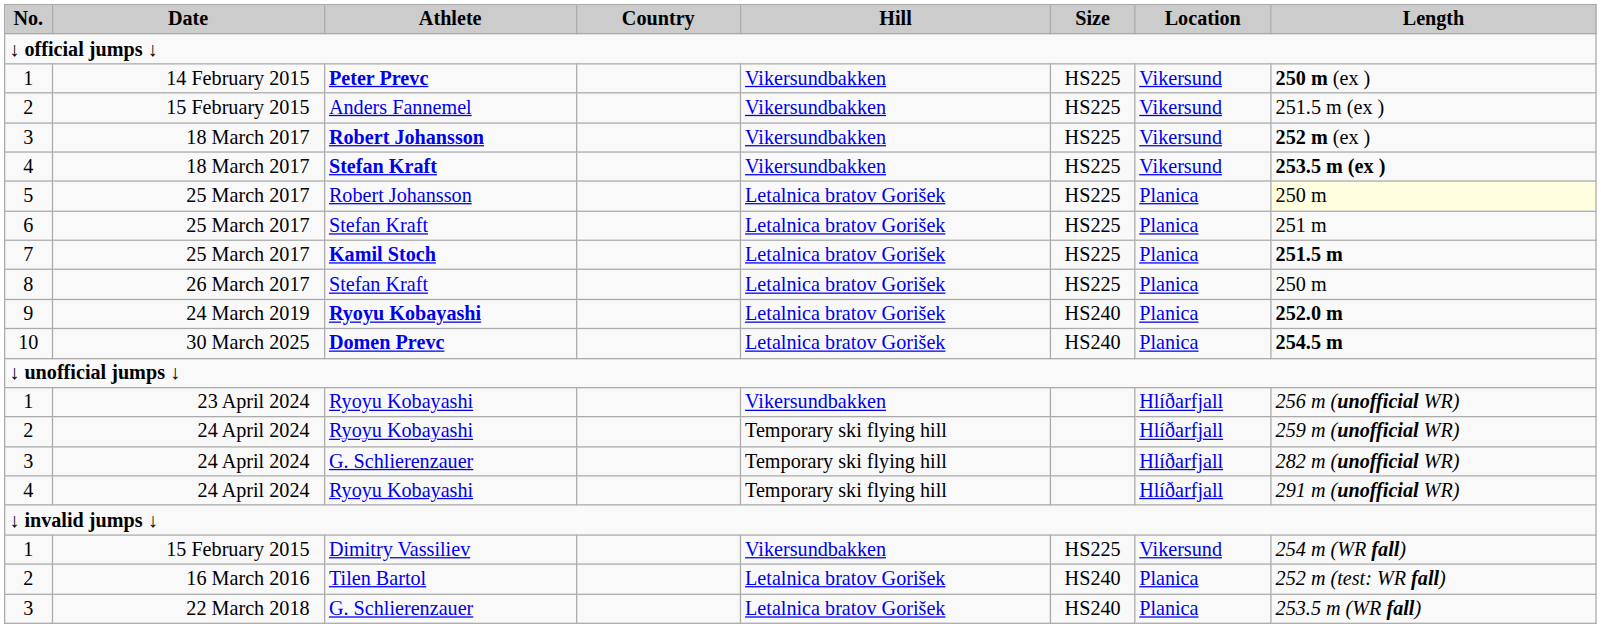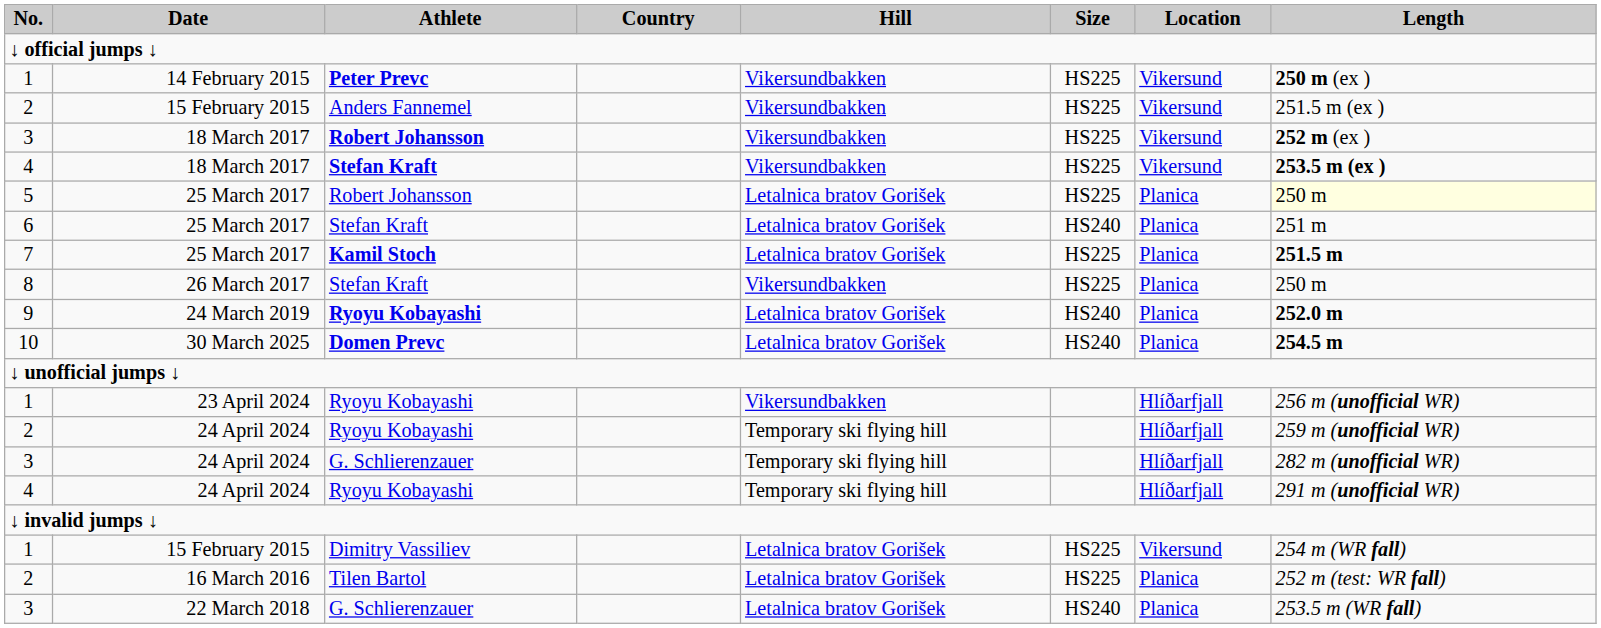(1093, 225) HS225 -> (1093, 225) HS240
(845, 284) Letalnica bratov Gorišek -> (816, 284) Vikersundbakken
(816, 549) Vikersundbakken -> (845, 549) Letalnica bratov Gorišek
(1093, 578) HS240 -> (1093, 578) HS225
